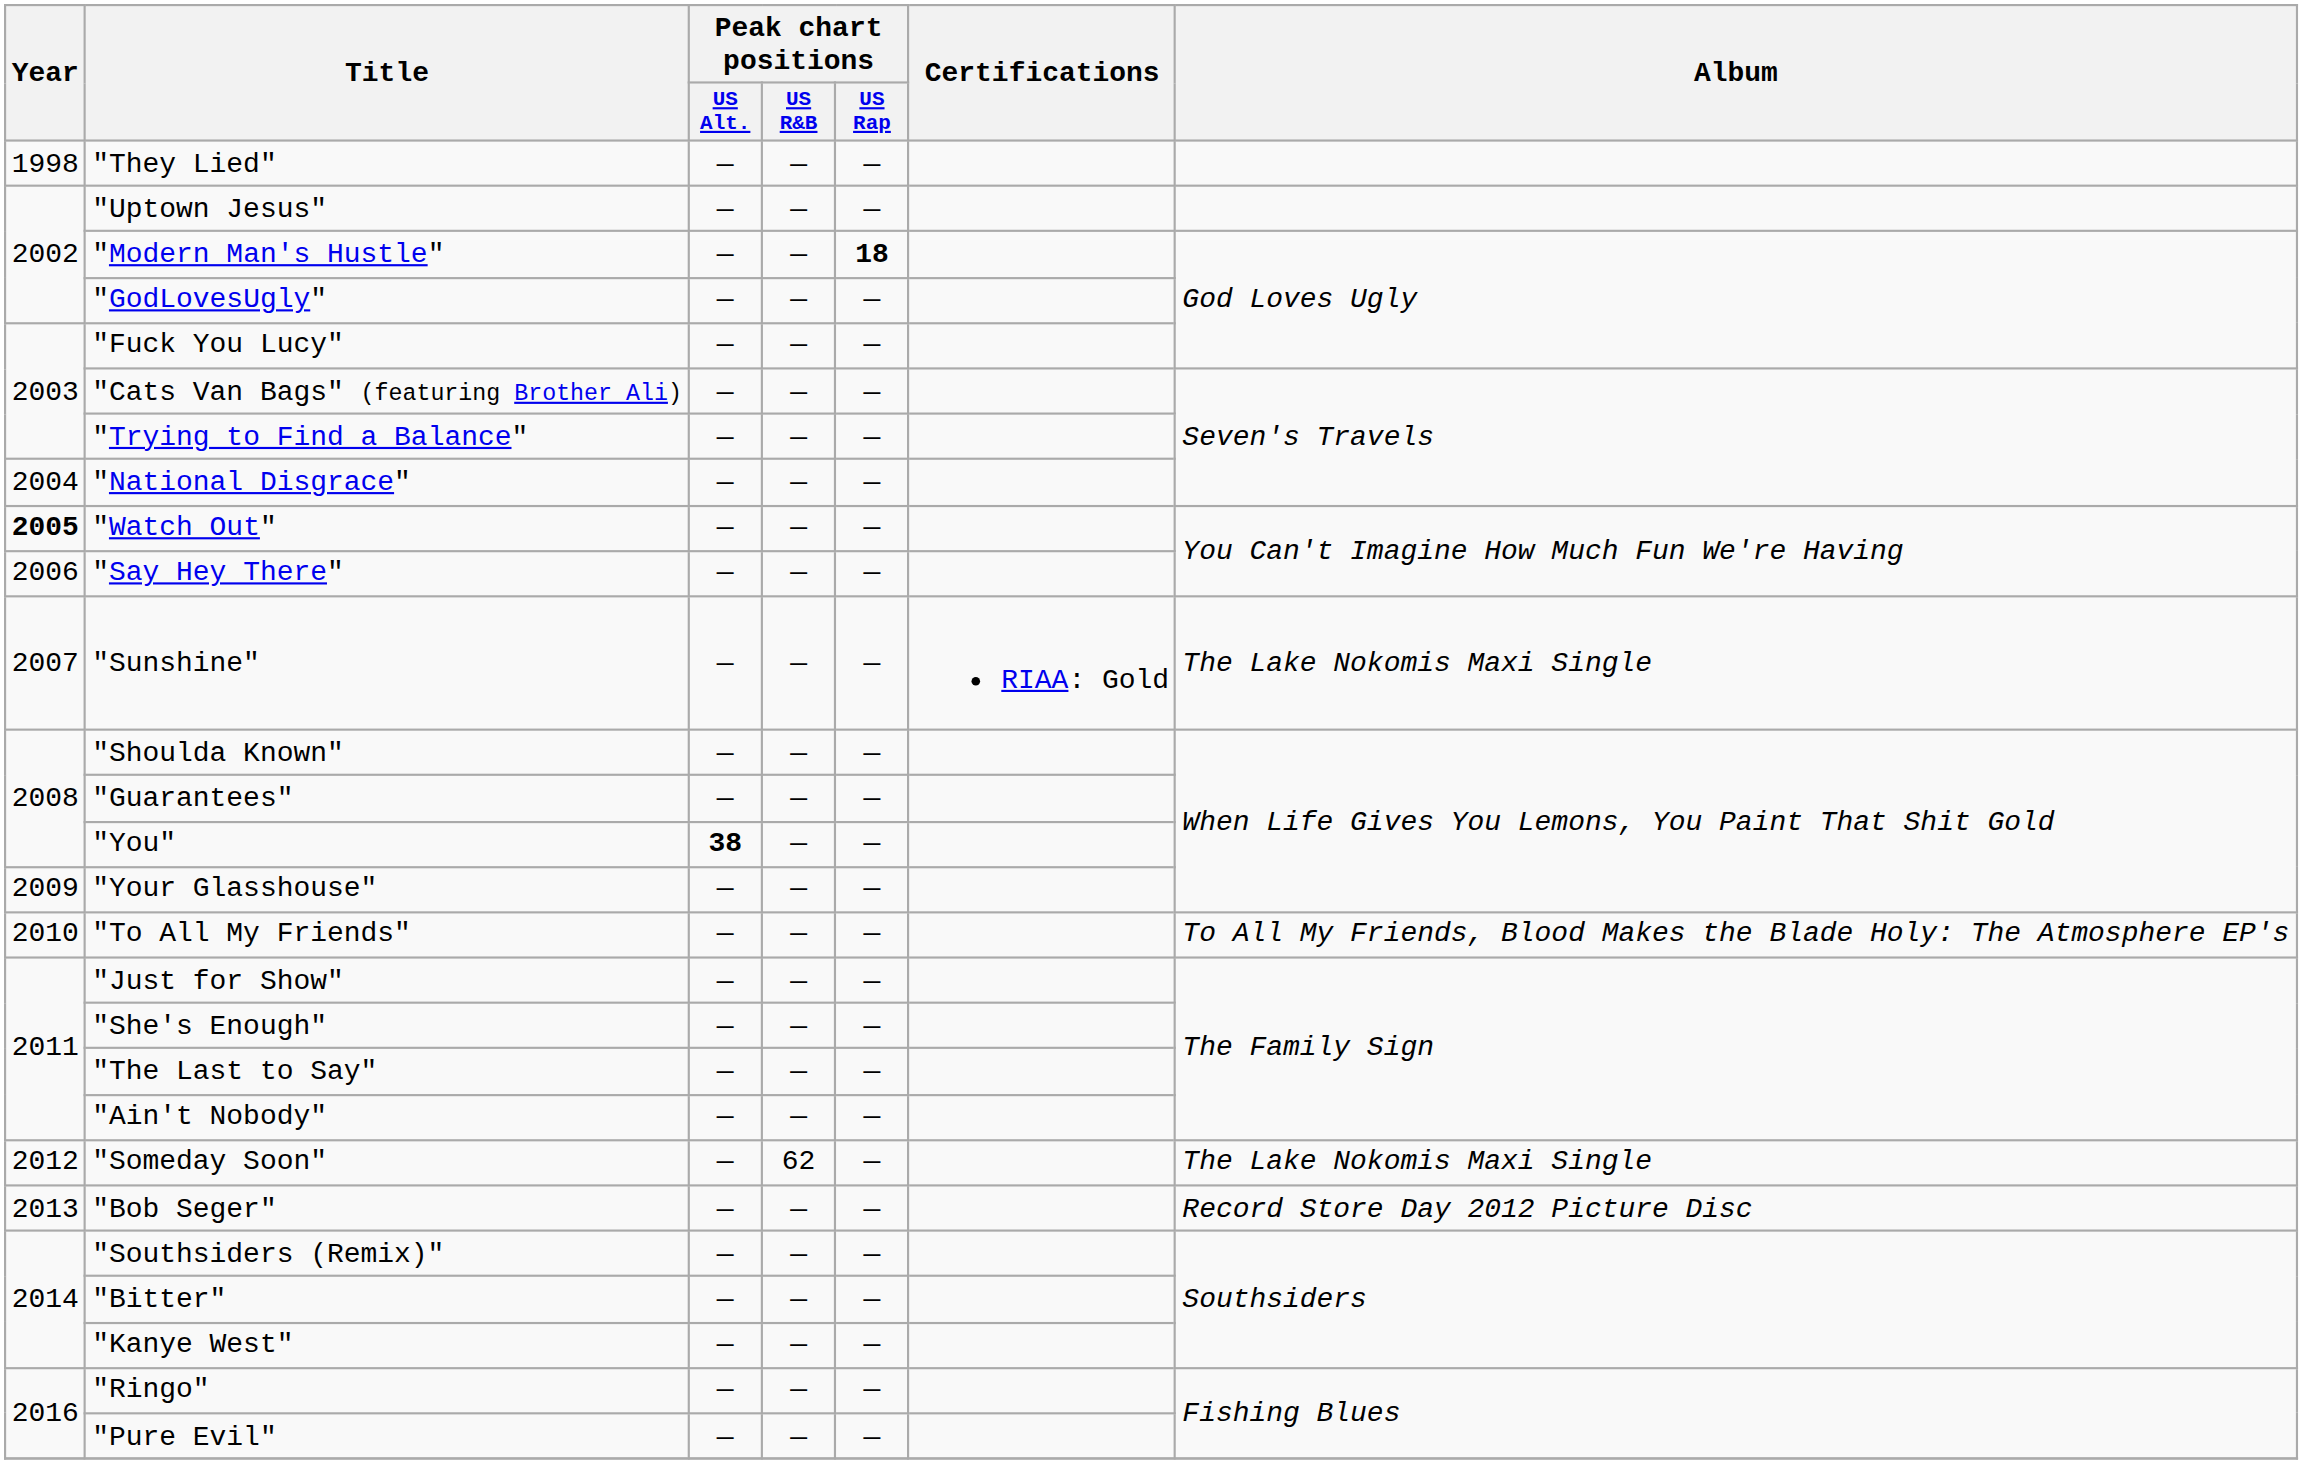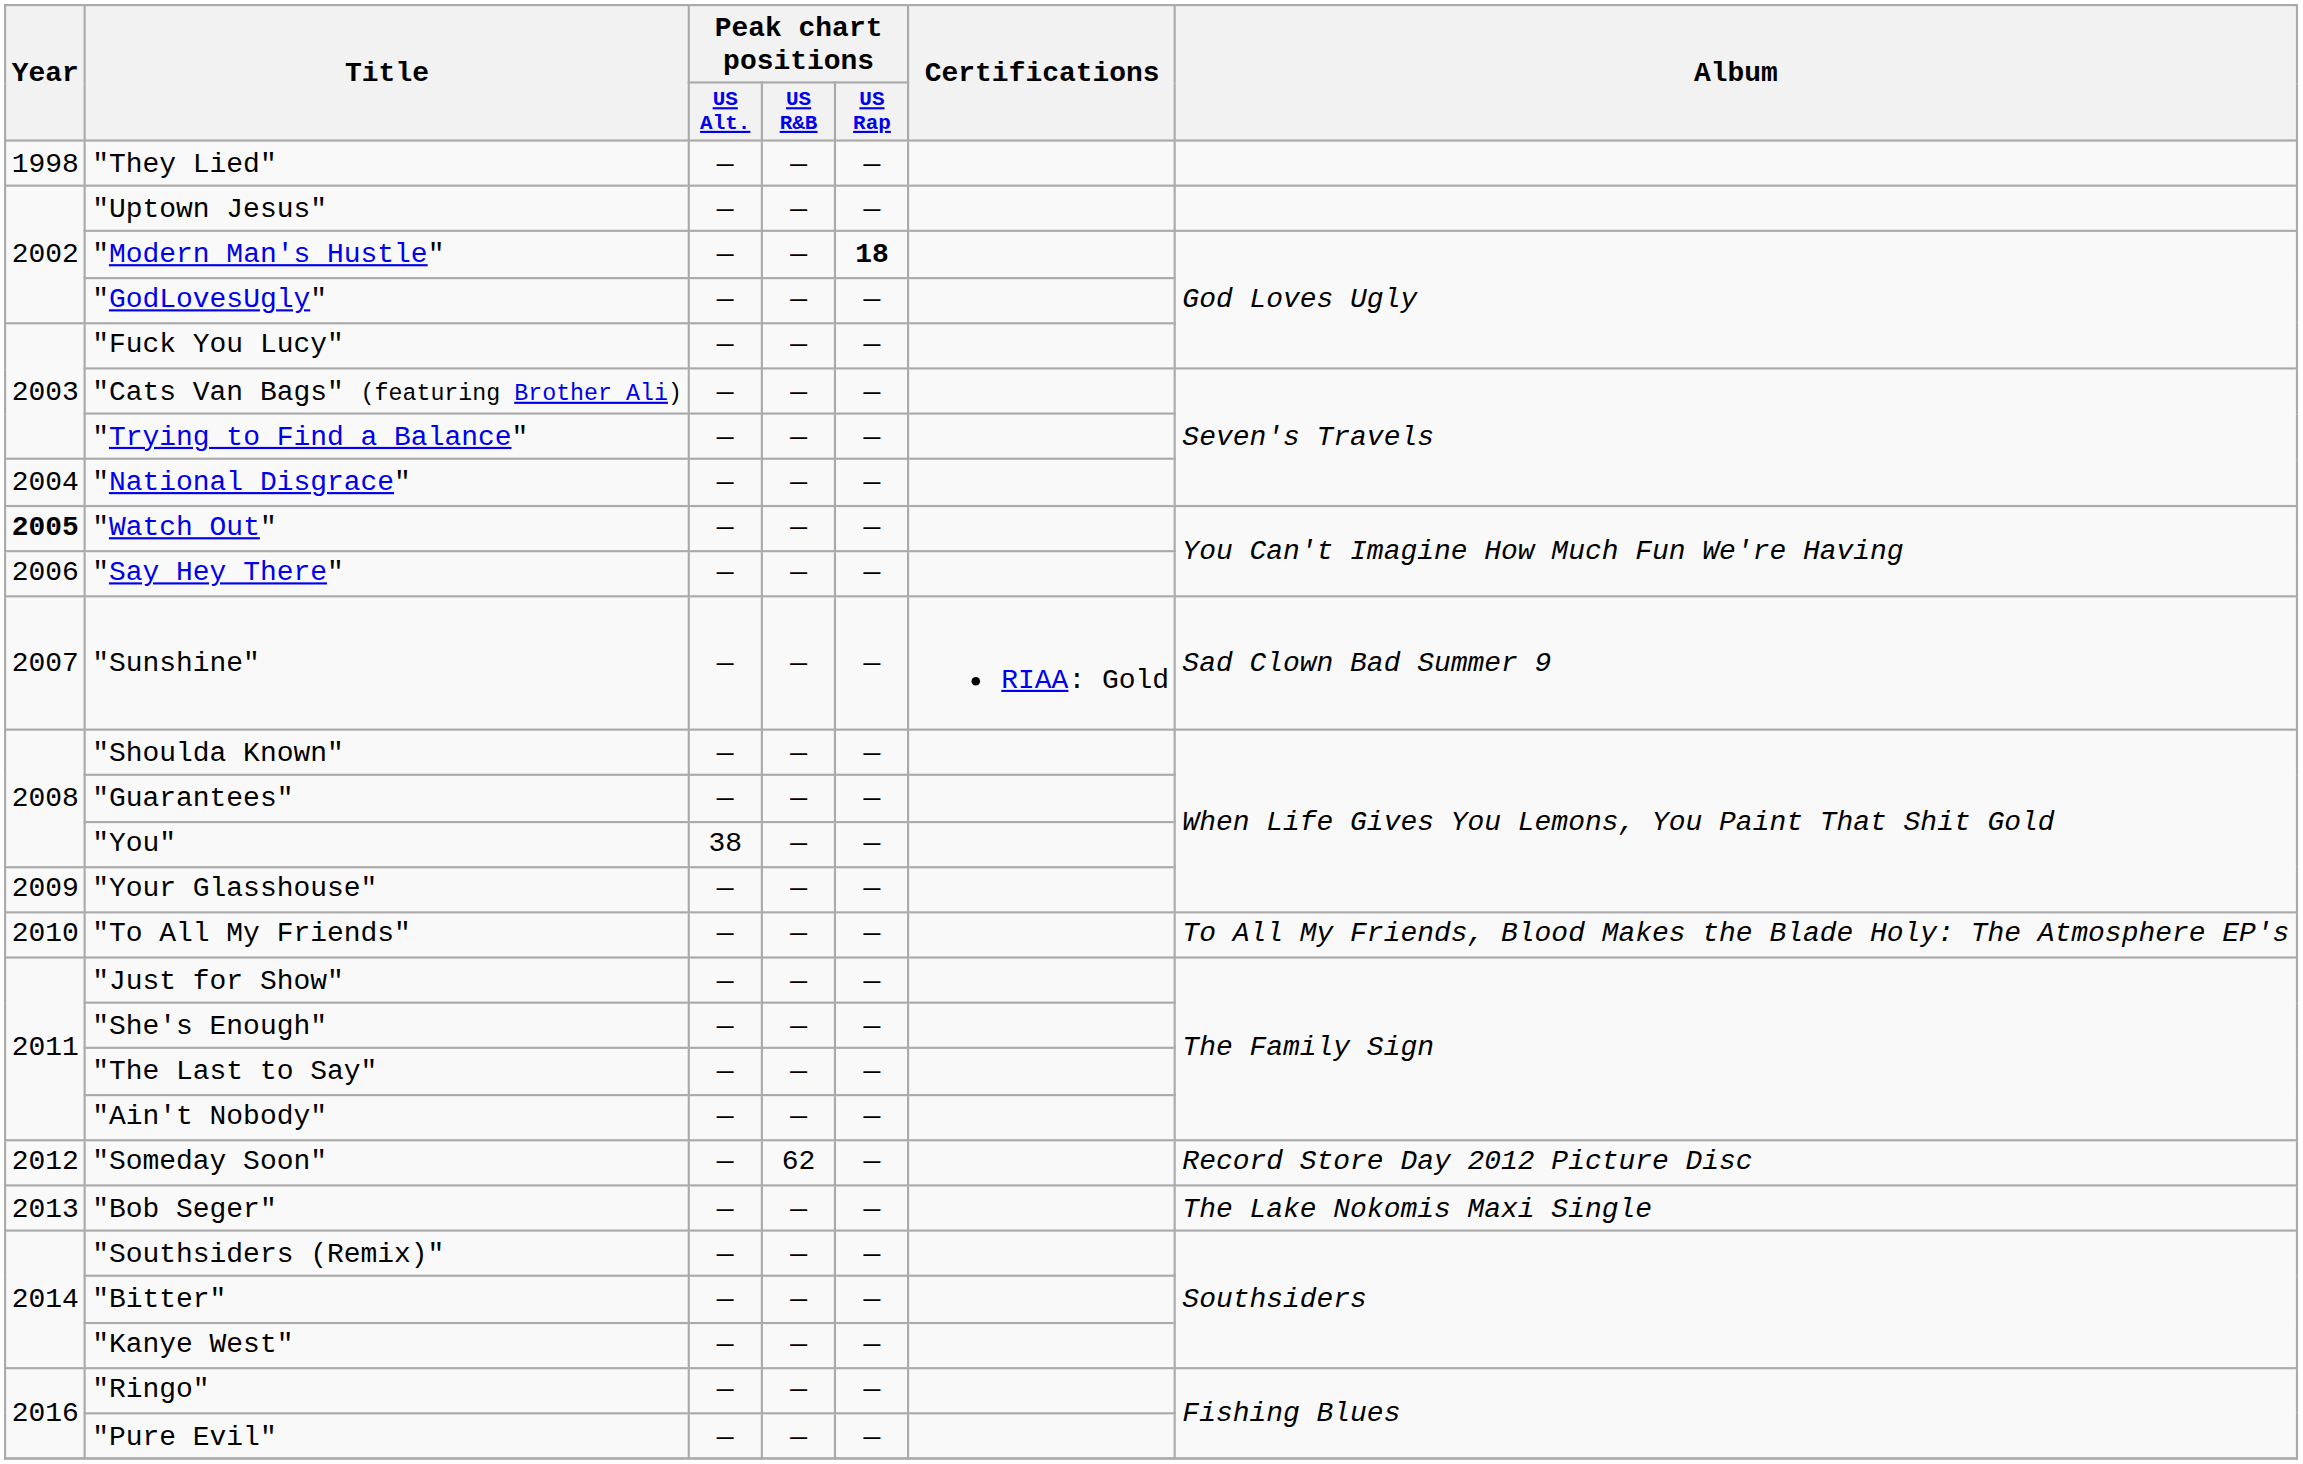(1417, 663) The Lake Nokomis Maxi Single -> (1367, 663) Sad Clown Bad Summer 9
(725, 844) bold -> (725, 844) normal
(1417, 1163) The Lake Nokomis Maxi Single -> (1468, 1163) Record Store Day 2012 Picture Disc
(1468, 1208) Record Store Day 2012 Picture Disc -> (1417, 1208) The Lake Nokomis Maxi Single
